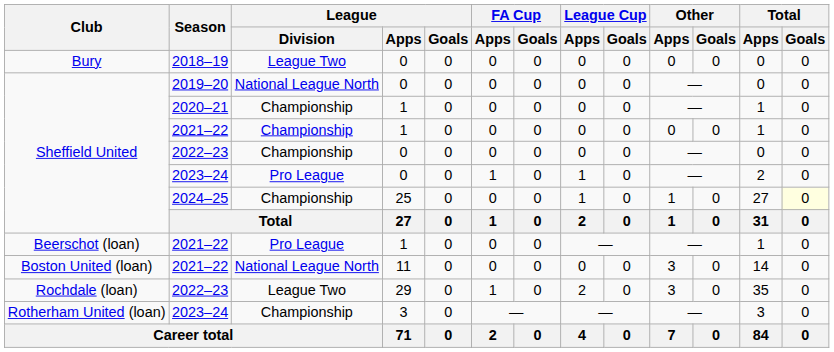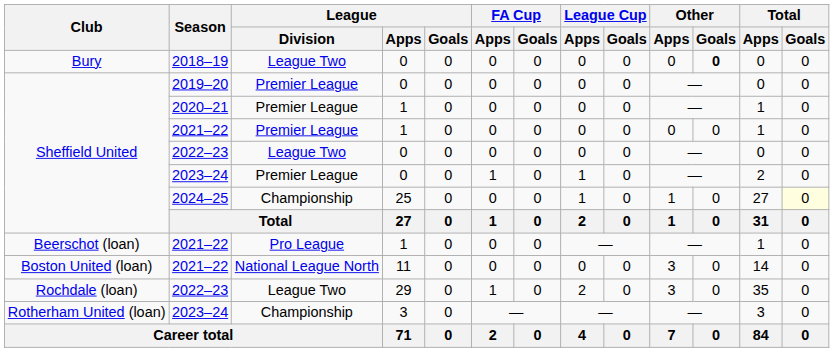(716, 61) normal -> (716, 61) bold
(307, 84) National League North -> (307, 84) Premier League
(307, 107) Championship -> (307, 107) Premier League
(307, 130) Championship -> (307, 130) Premier League
(307, 152) Championship -> (307, 152) League Two
(307, 175) Pro League -> (307, 175) Premier League
